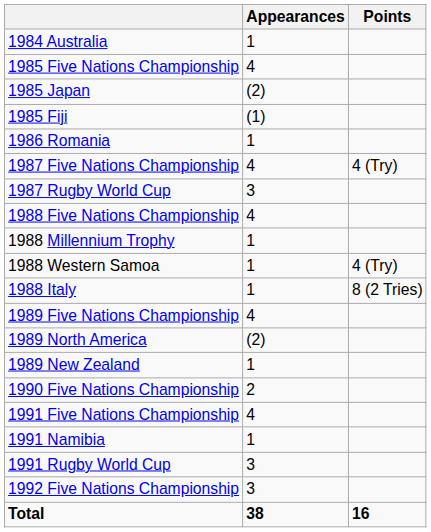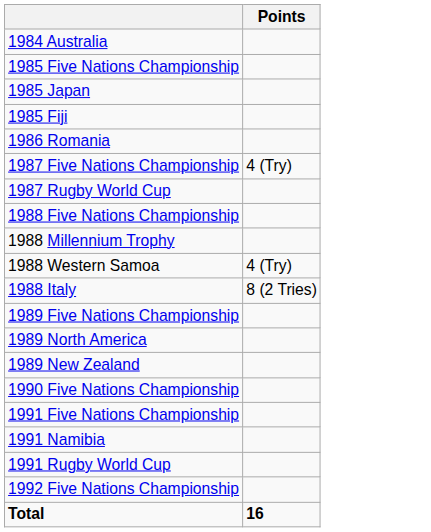- column: (296, 16)
